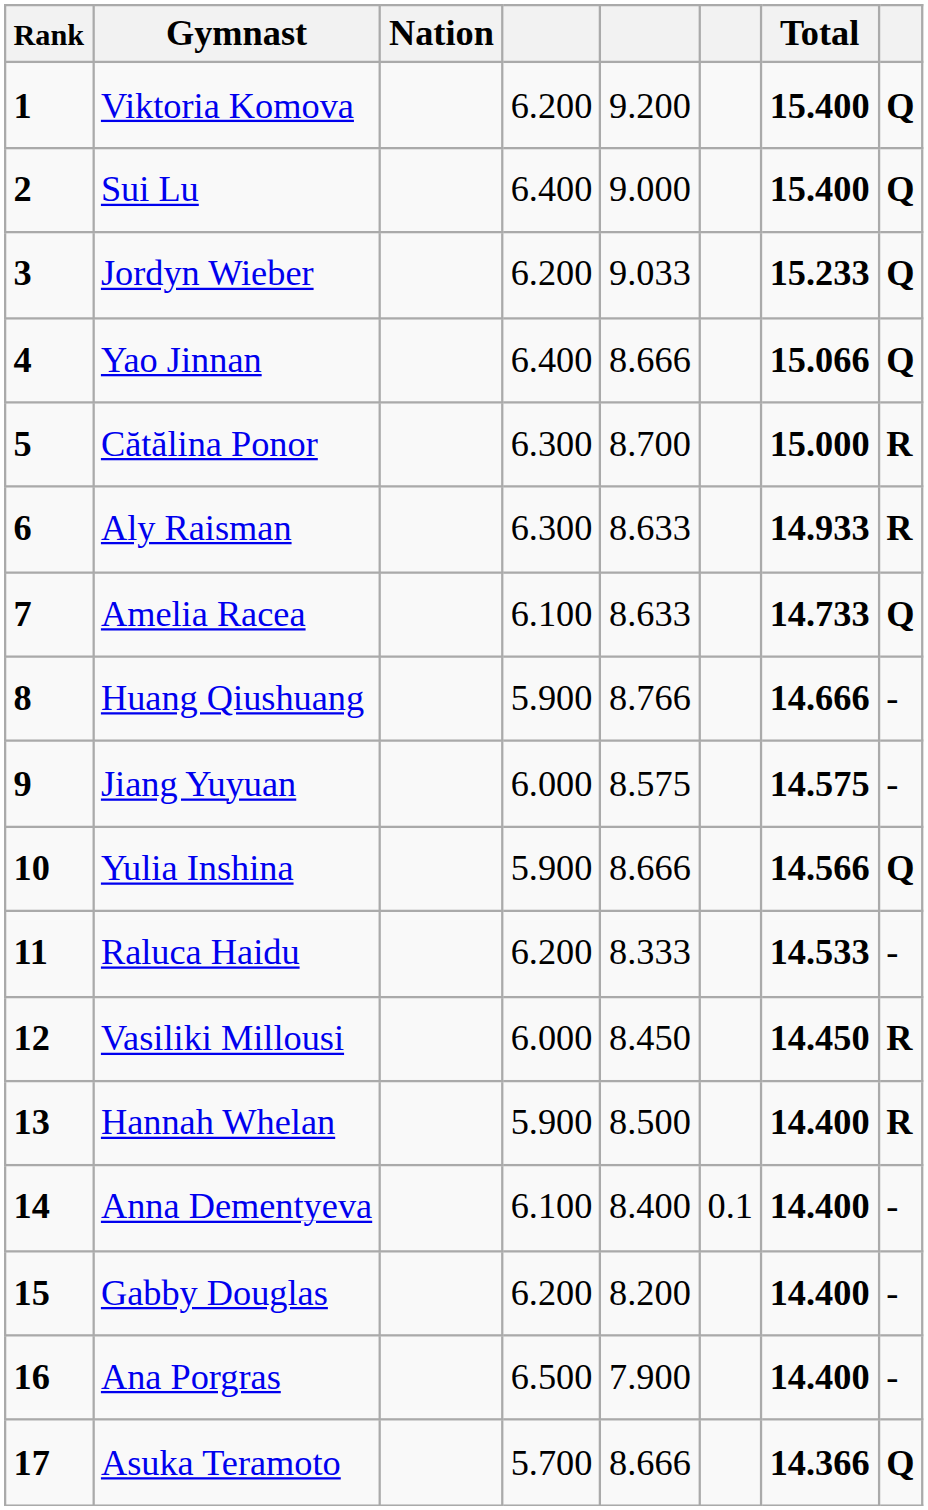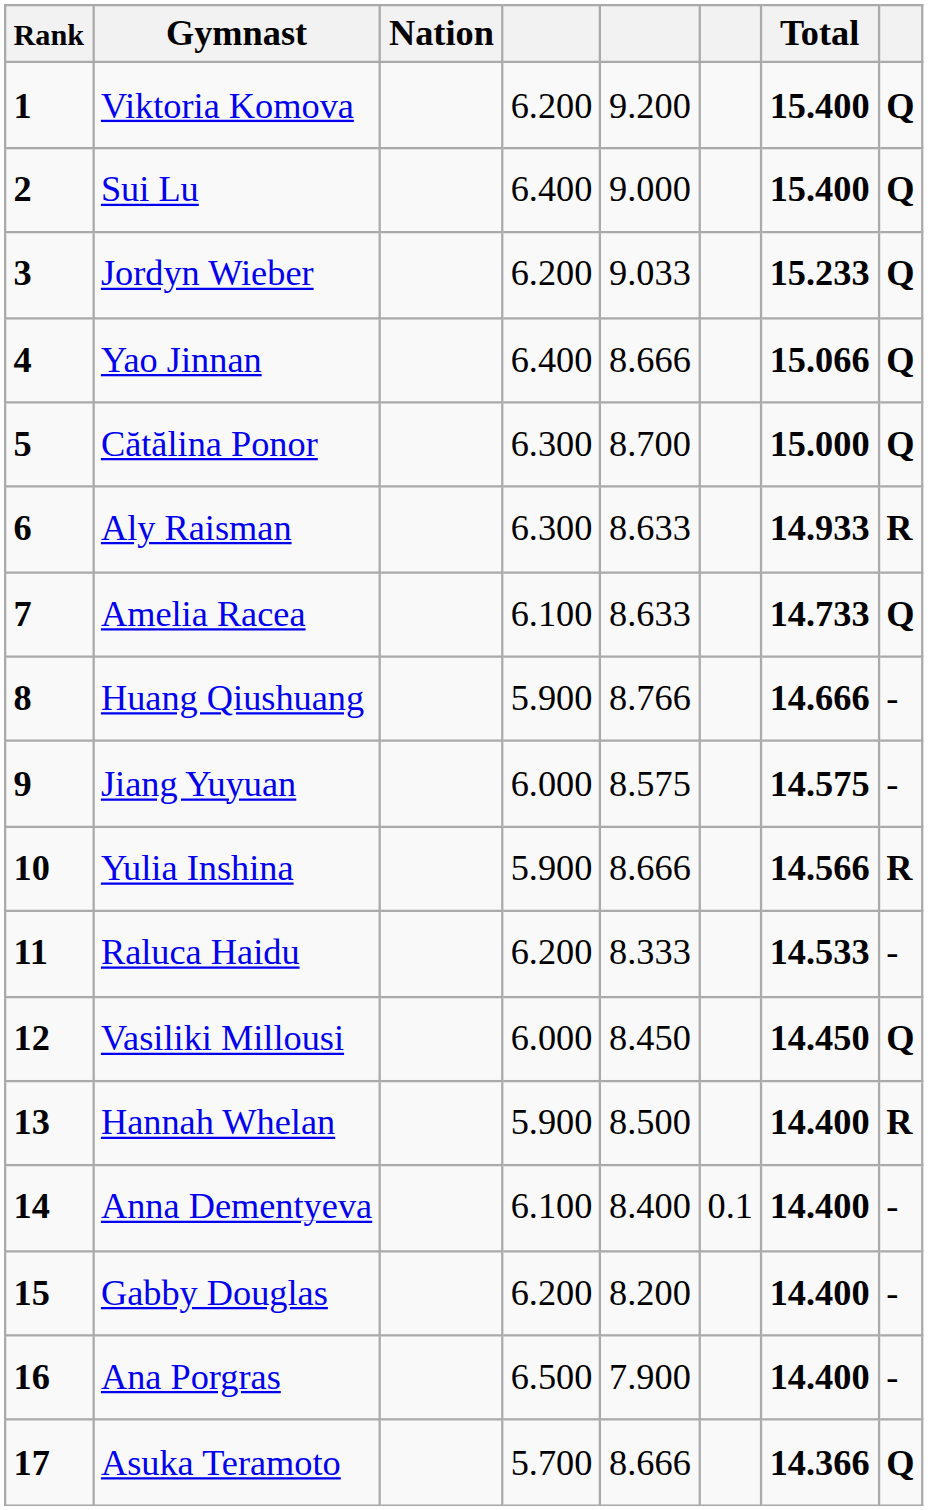(899, 443) R -> (900, 443) Q
(900, 868) Q -> (899, 868) R
(899, 1037) R -> (900, 1037) Q
